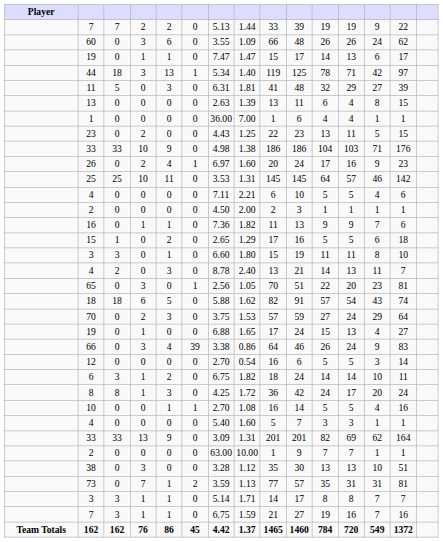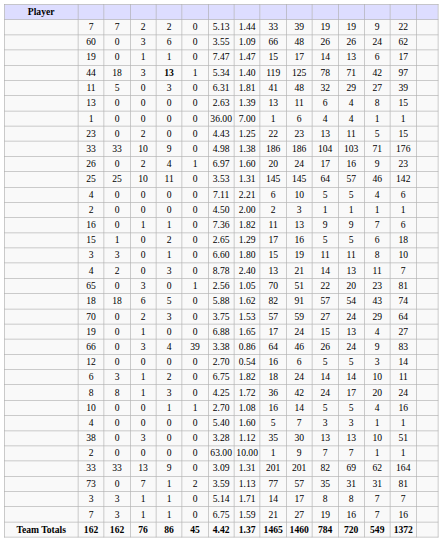(169, 73) normal -> (169, 73) bold
rows swapped: (91, 468) <-> (91, 438)
